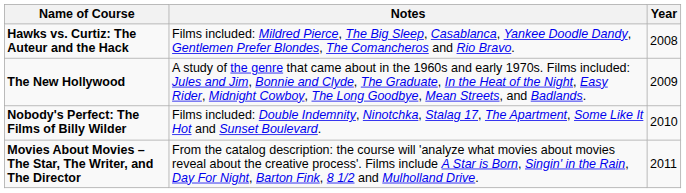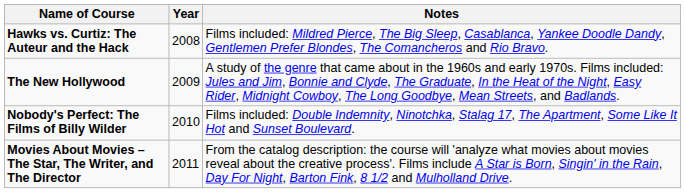columns swapped: (664, 14) <-> (408, 14)
